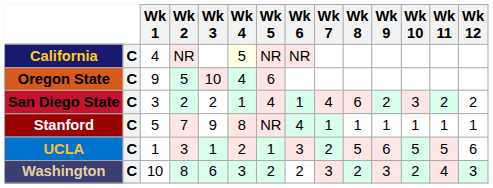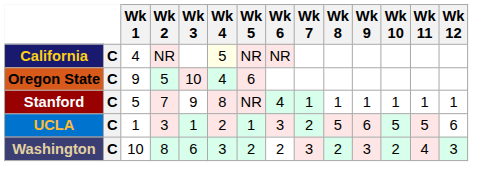- row: (64, 102)
